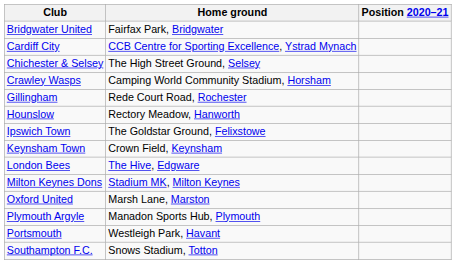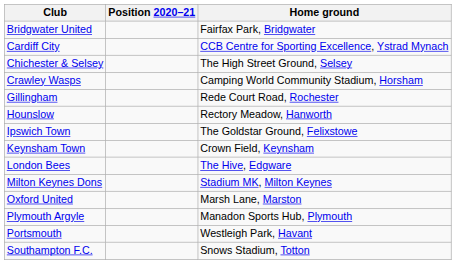columns swapped: (232, 13) <-> (405, 13)
